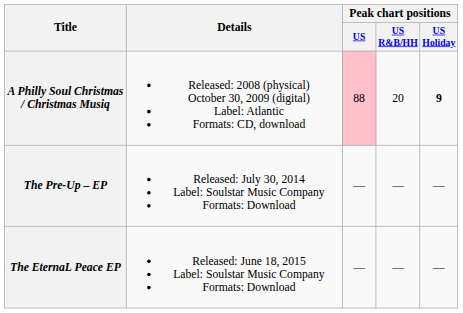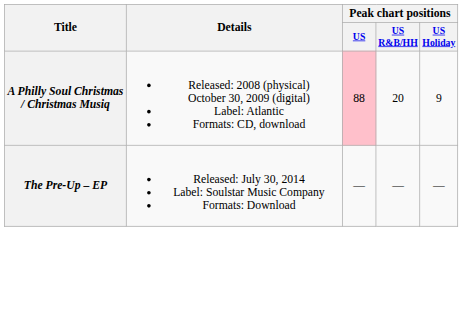(439, 98) bold -> (439, 98) normal
- row: (65, 267)
